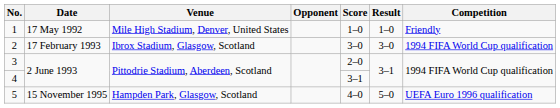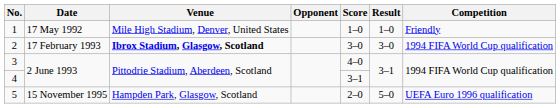(183, 45) normal -> (188, 45) bold
(355, 62) 2–0 -> (355, 62) 4–0
(355, 95) 4–0 -> (355, 95) 2–0
